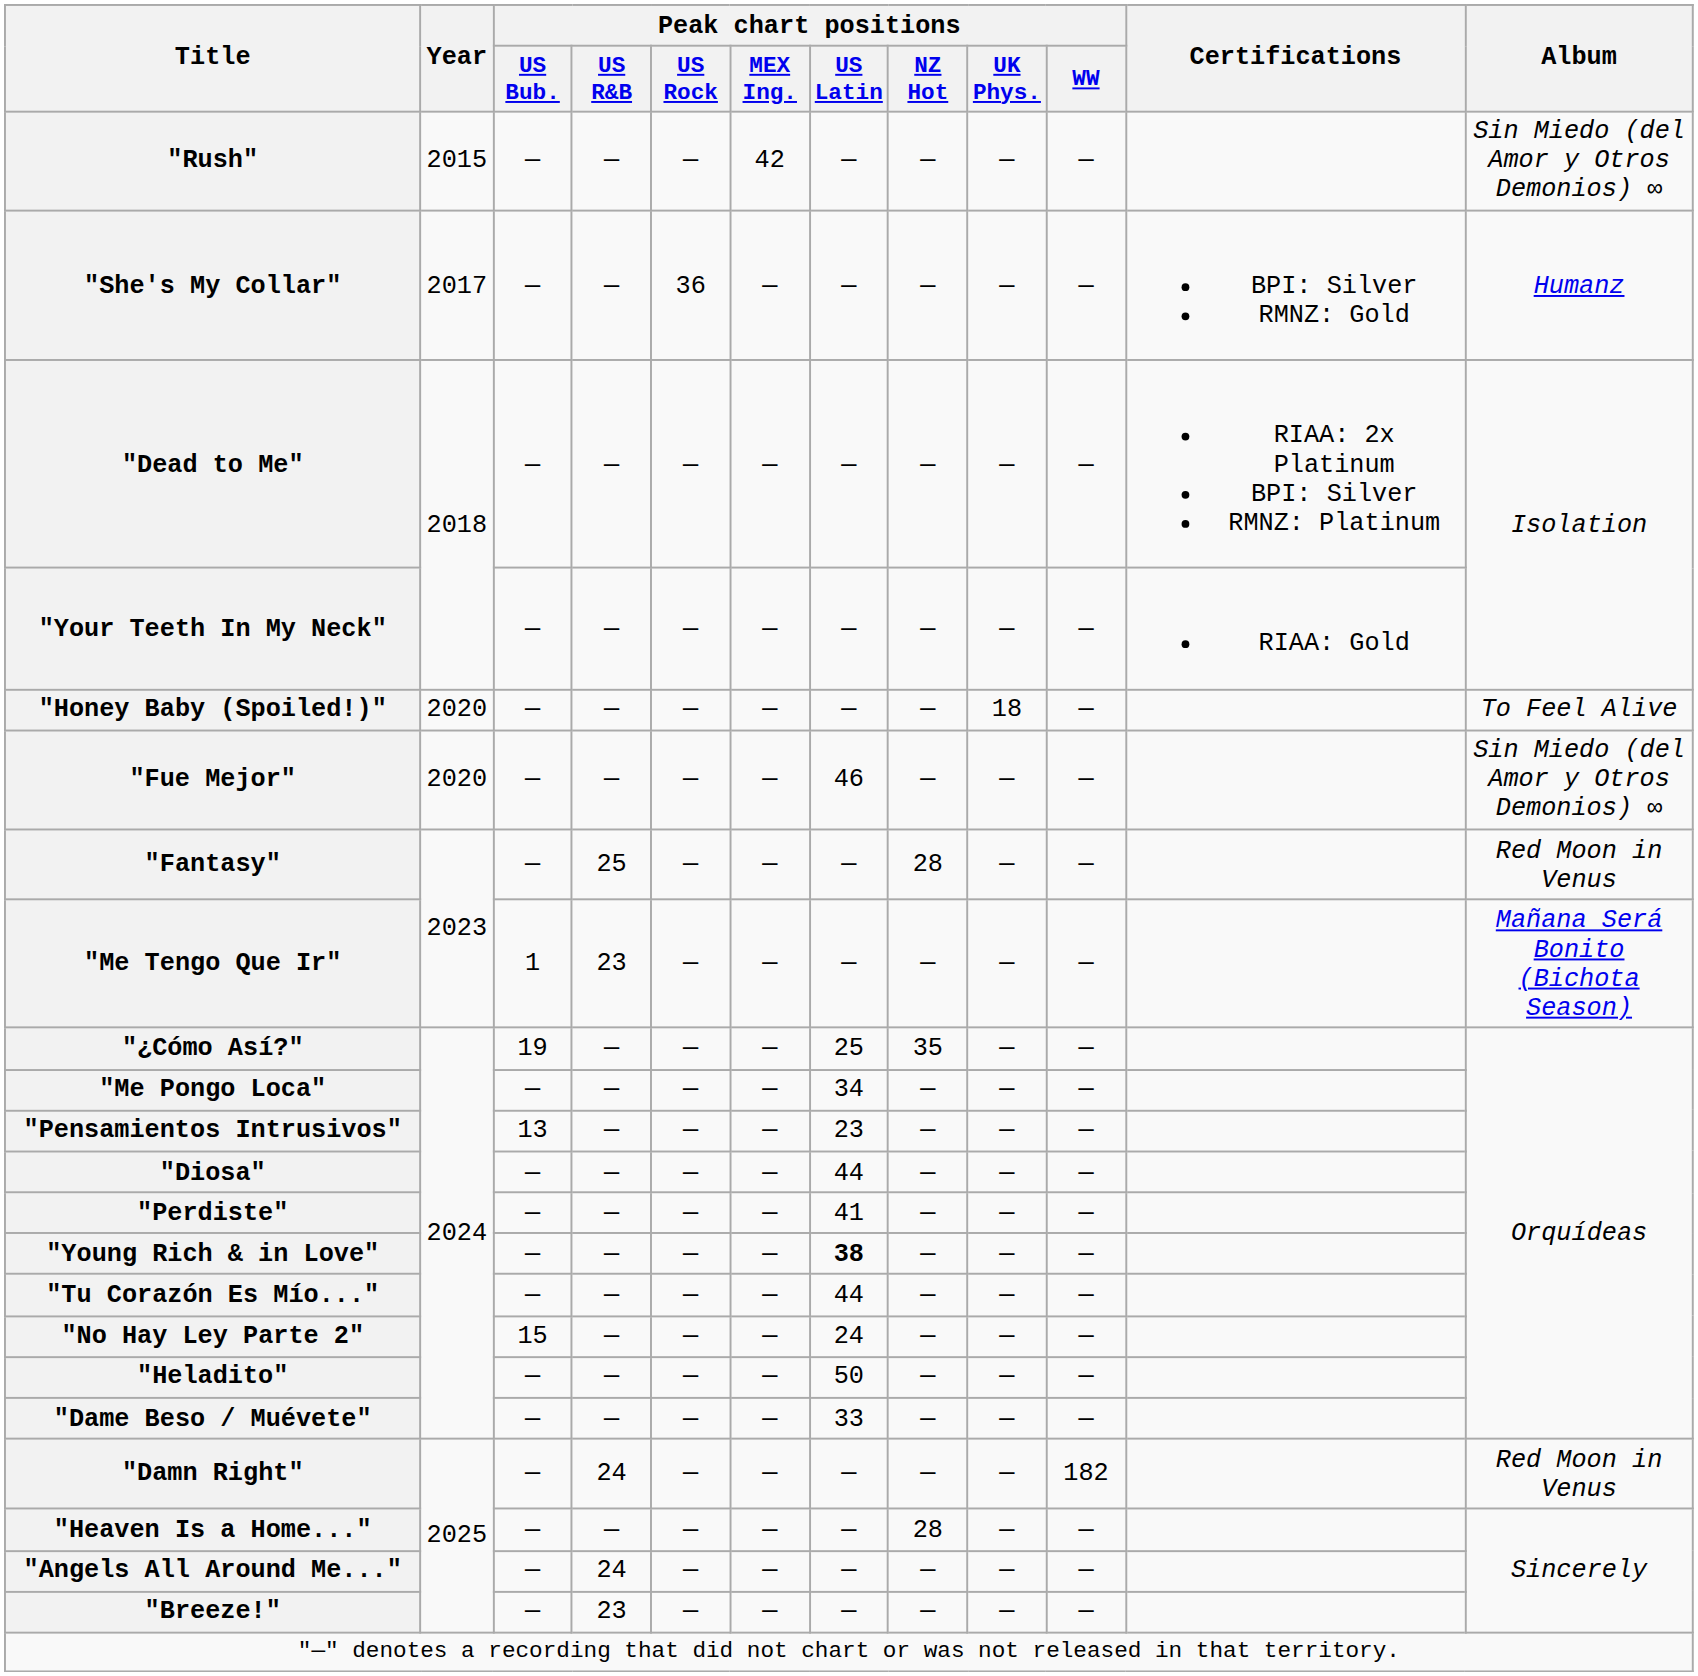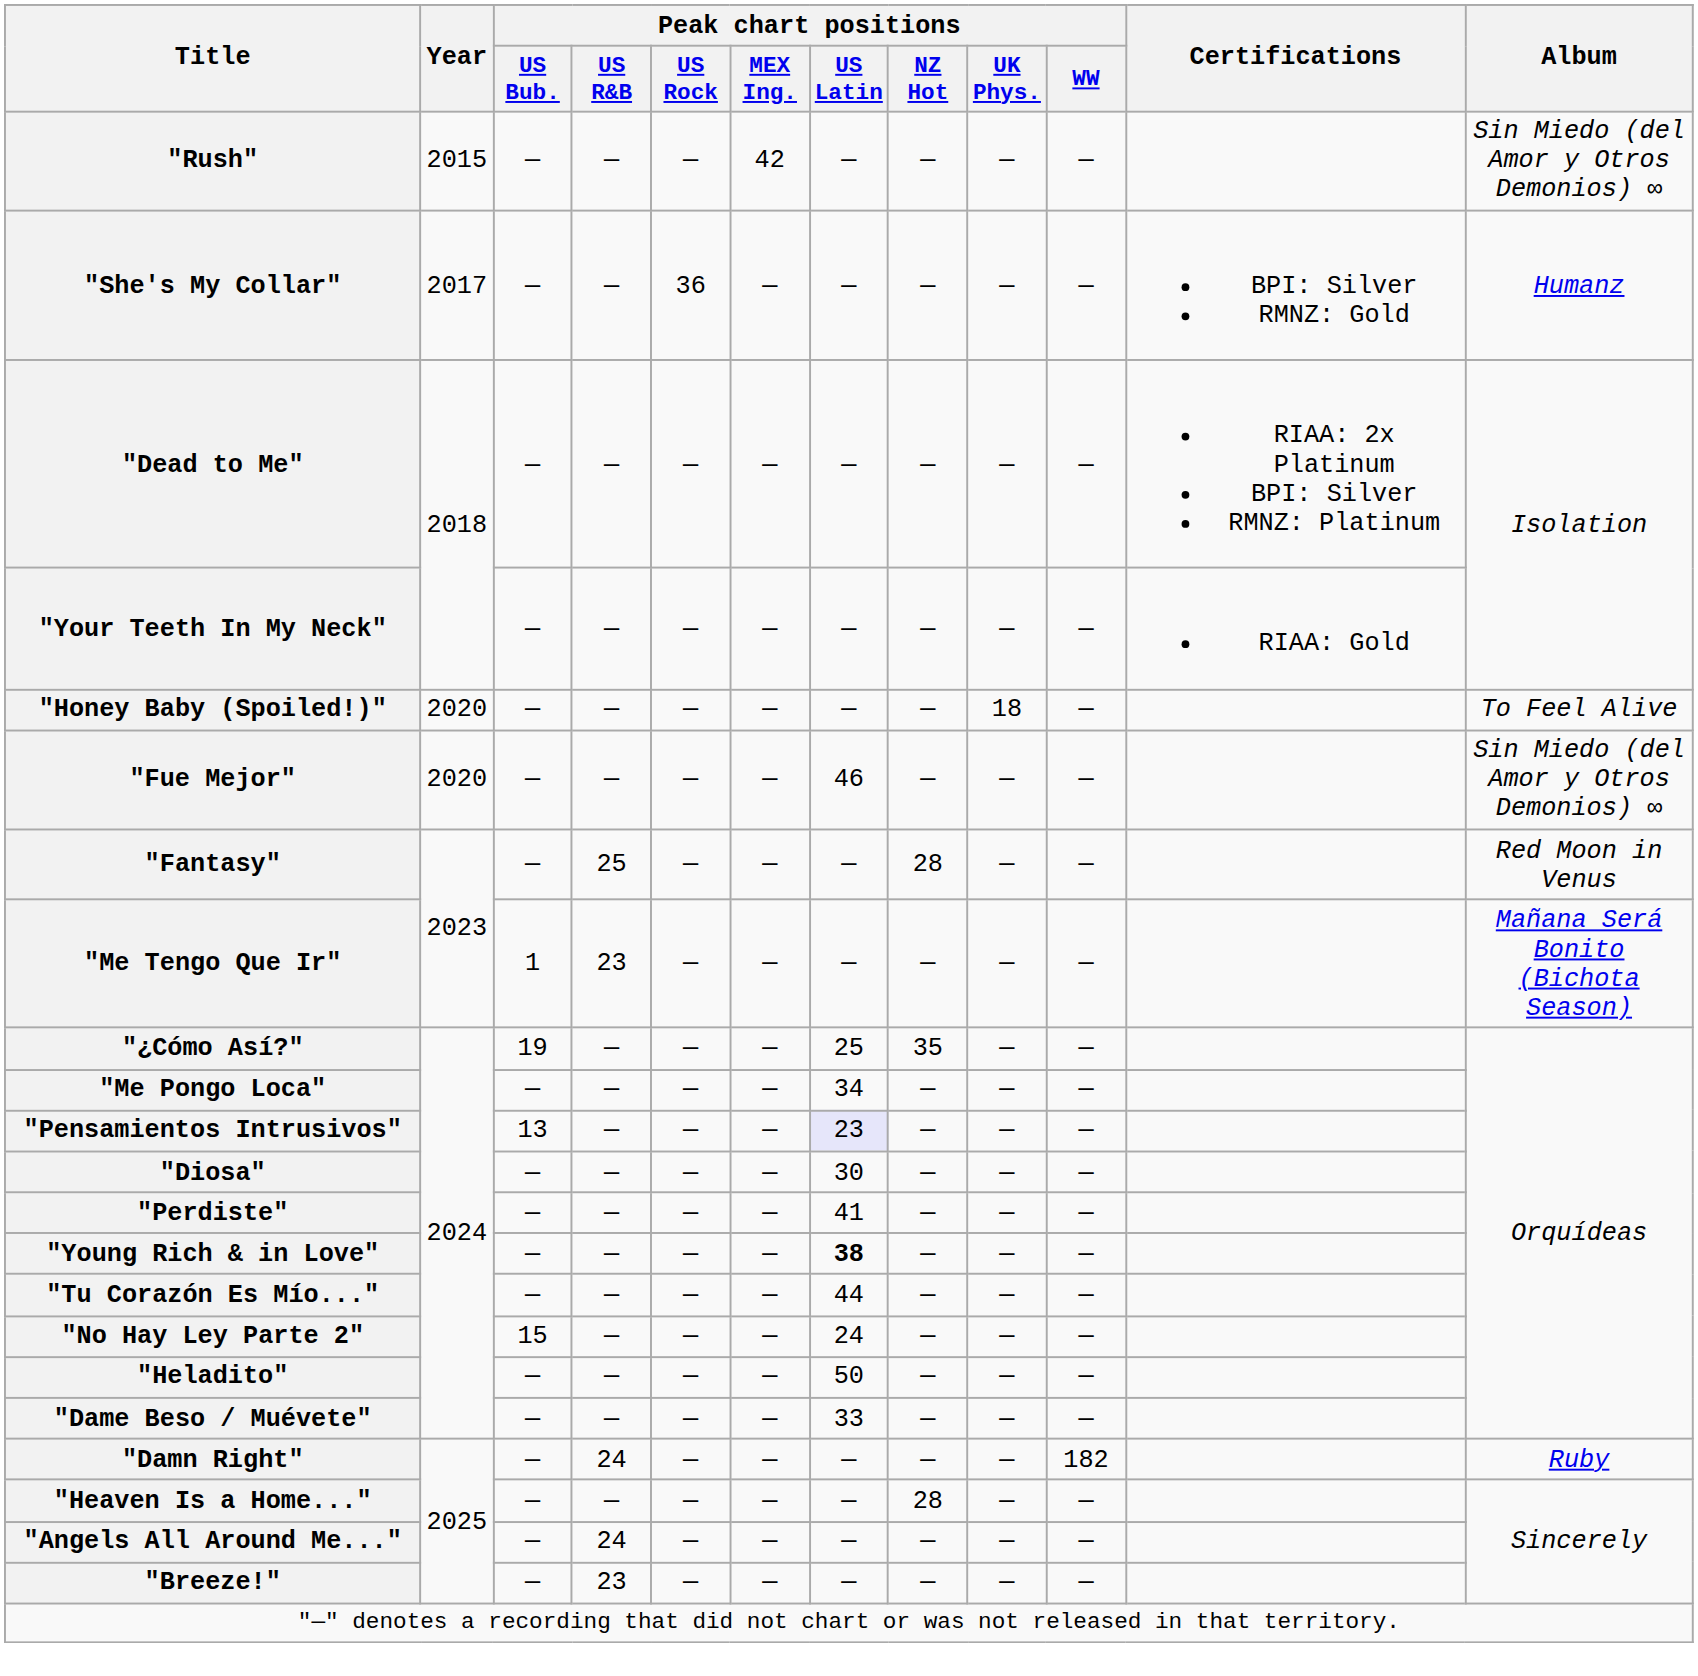(849, 1131) no background -> (849, 1131) lavender background
(849, 1172) 44 -> (849, 1172) 30
(1579, 1474) Red Moon in Venus -> (1579, 1460) Ruby
